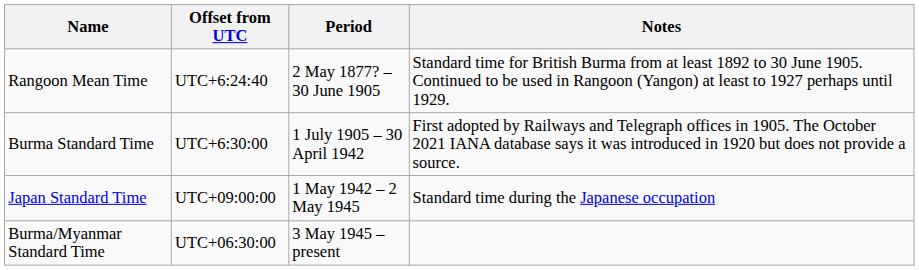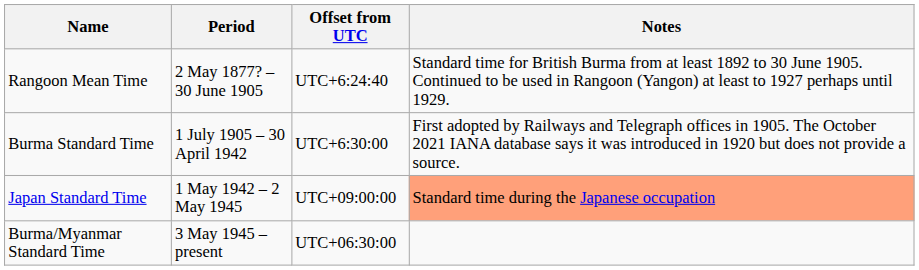columns swapped: (349, 26) <-> (230, 26)
(564, 197) no background -> (564, 197) lightsalmon background
